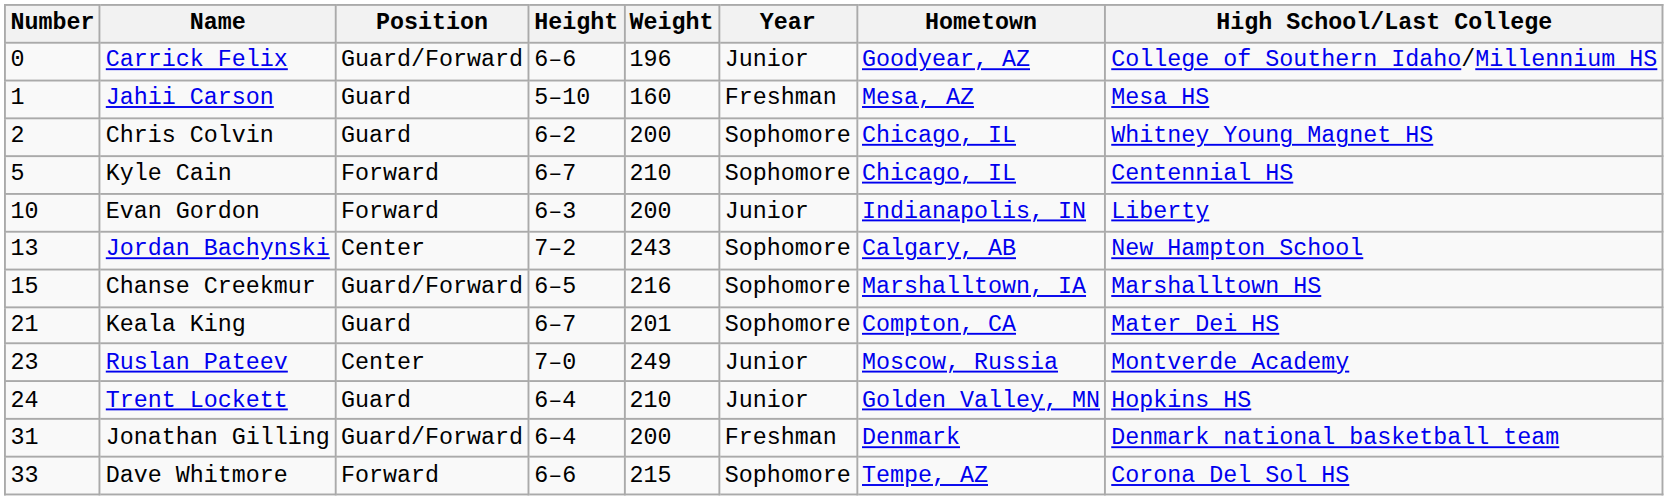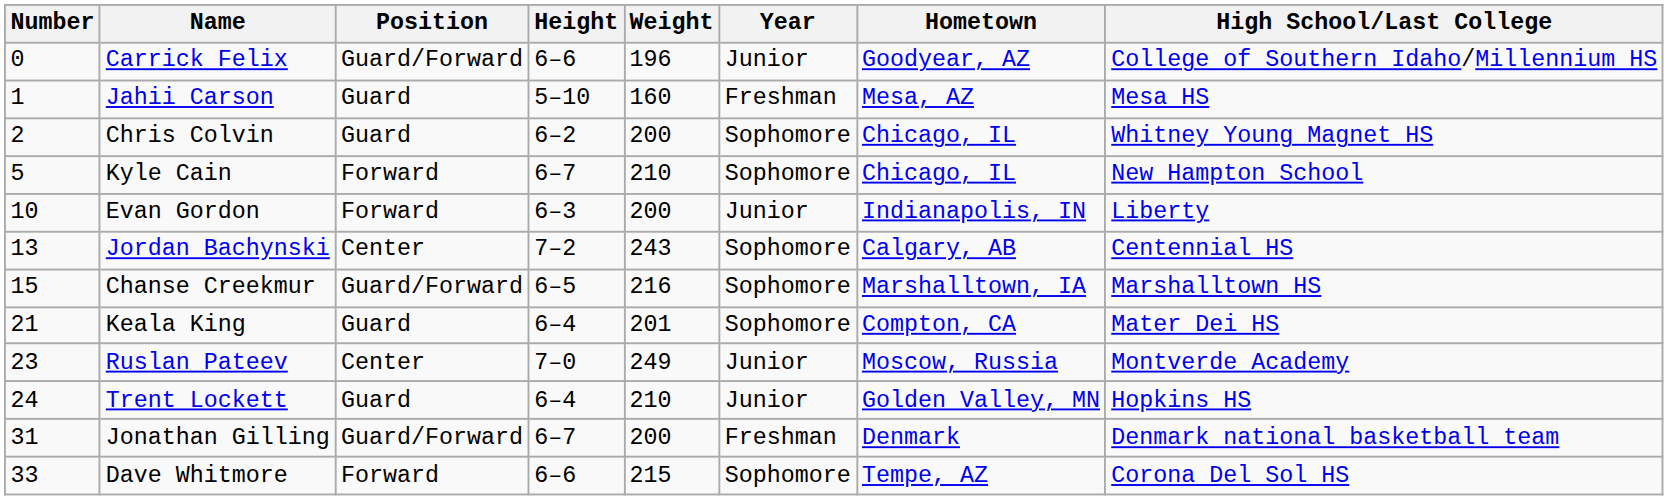(1202, 175) Centennial HS -> (1237, 175) New Hampton School
(1237, 250) New Hampton School -> (1202, 250) Centennial HS
(555, 326) 6–7 -> (555, 326) 6–4
(555, 439) 6–4 -> (555, 439) 6–7
